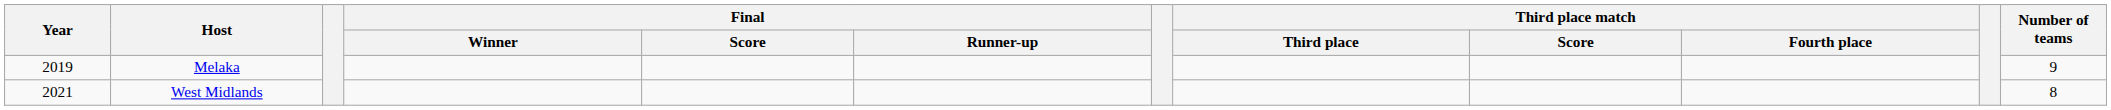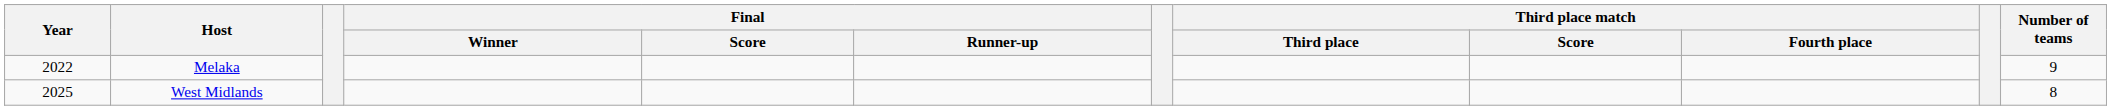(58, 67) 2019 -> (58, 67) 2022
(58, 93) 2021 -> (58, 93) 2025
